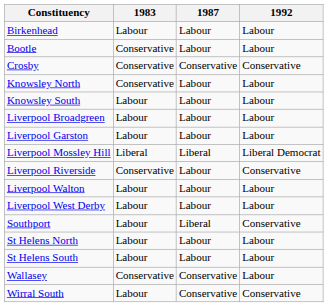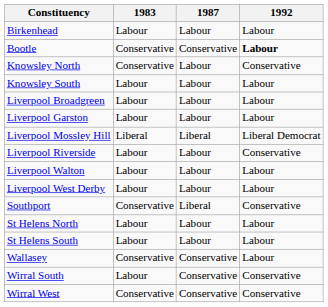(195, 48) Labour -> (208, 48) Conservative
(258, 48) normal -> (260, 48) bold
- row: (23, 65)
(258, 83) Labour -> (271, 65) Conservative
(145, 170) Conservative -> (132, 153) Labour
(132, 223) Labour -> (145, 205) Conservative
+ row: (33, 293)
